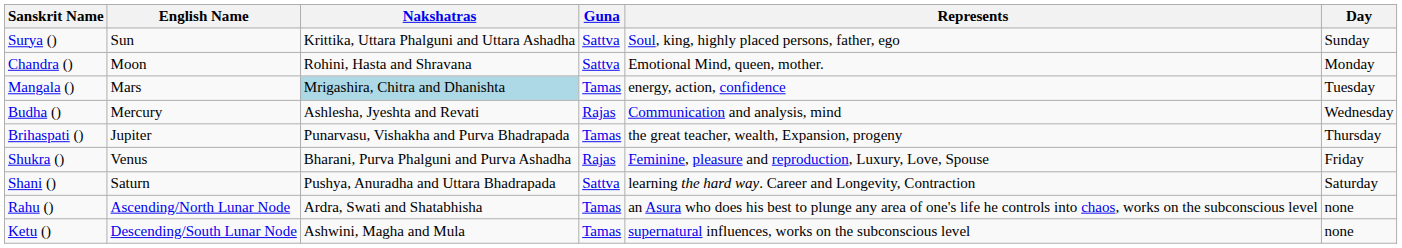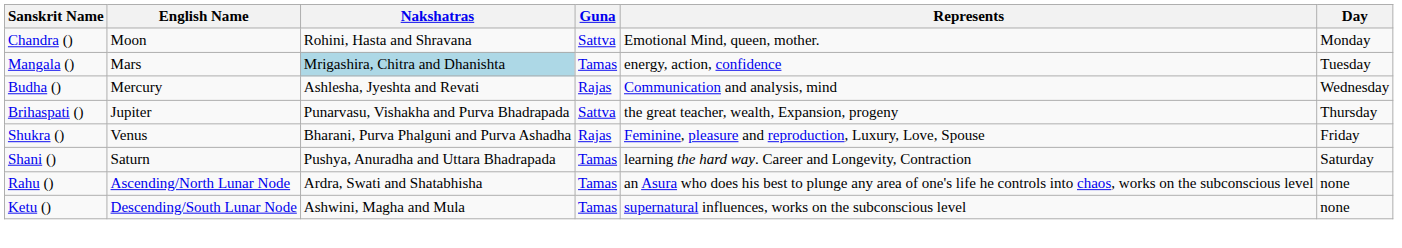- row: (32, 40)
(602, 135) Tamas -> (597, 111) Sattva
(601, 183) Sattva -> (598, 159) Tamas
